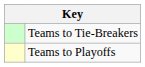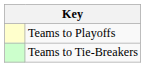rows swapped: (72, 52) <-> (83, 33)
